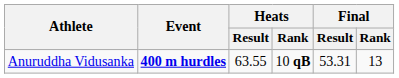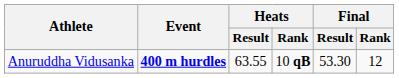(335, 61) 53.31 -> (335, 61) 53.30
(375, 61) 13 -> (375, 61) 12
